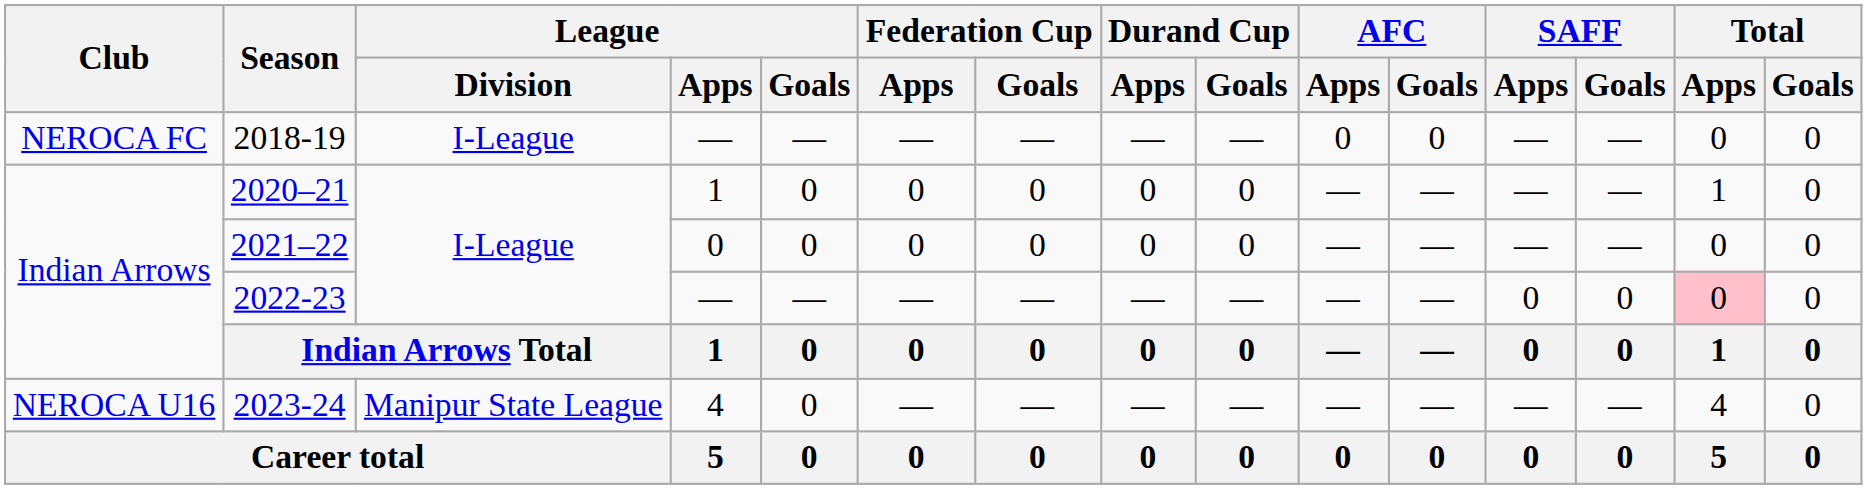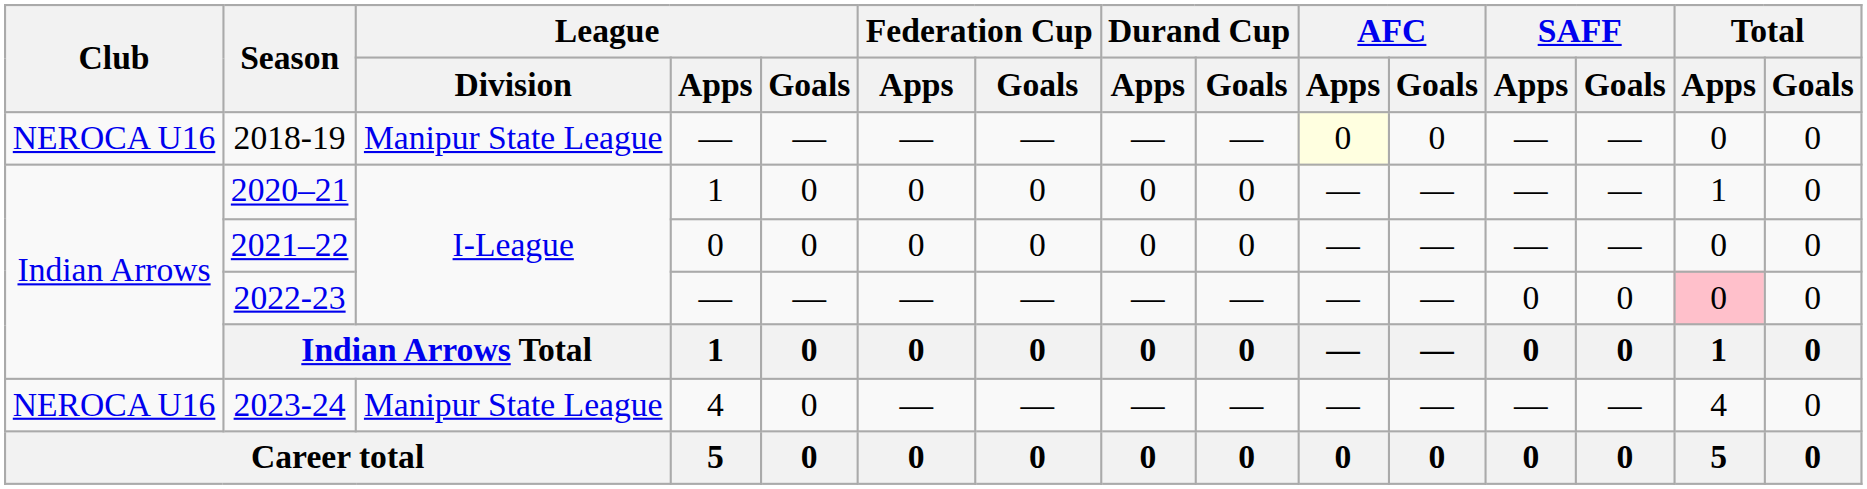(114, 137) NEROCA FC -> (114, 137) NEROCA U16
(513, 137) I-League -> (513, 137) Manipur State League
(1343, 137) no background -> (1343, 137) lightyellow background
